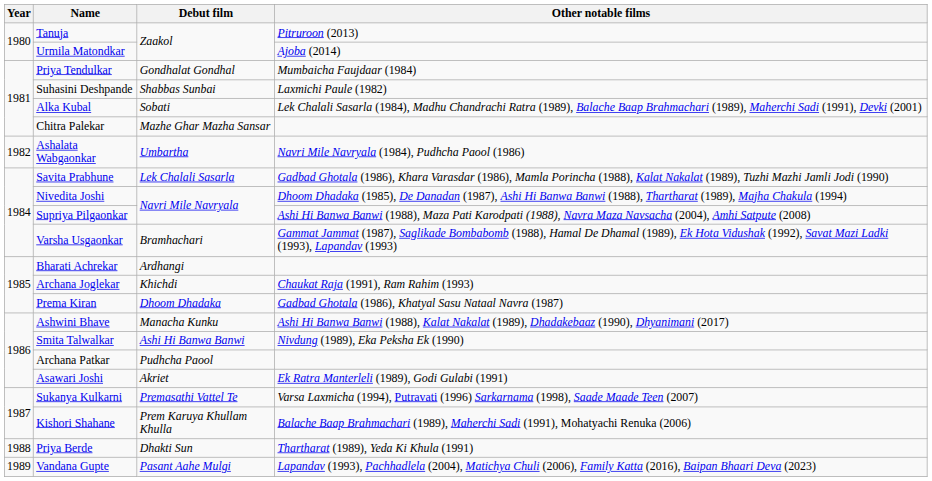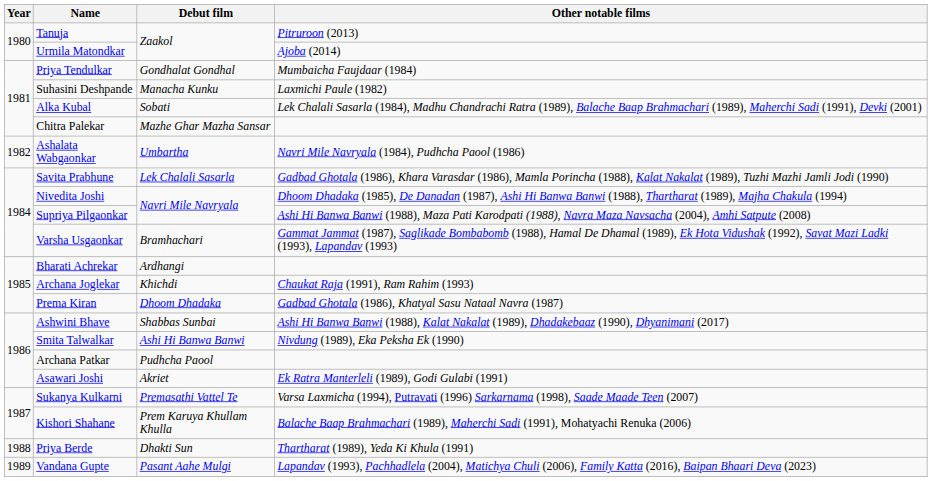(178, 88) Shabbas Sunbai -> (179, 88) Manacha Kunku
(179, 322) Manacha Kunku -> (178, 322) Shabbas Sunbai
